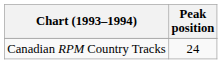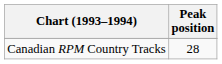(193, 48) 24 -> (193, 48) 28
